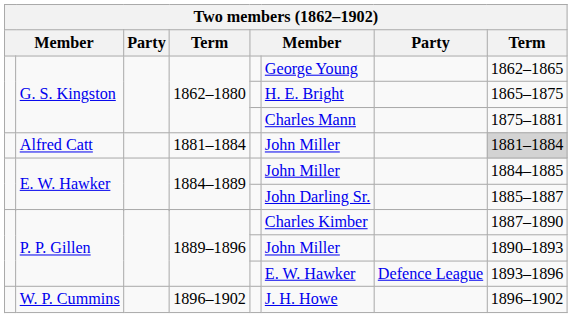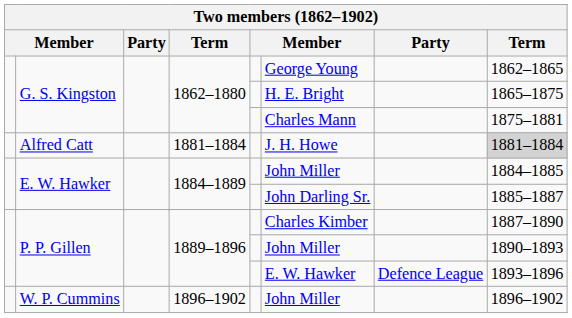(302, 145) John Miller -> (301, 145) J. H. Howe
(301, 299) J. H. Howe -> (302, 299) John Miller
